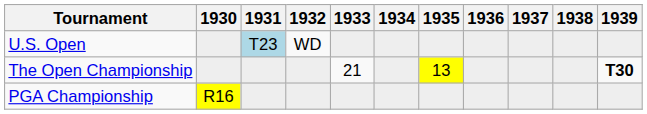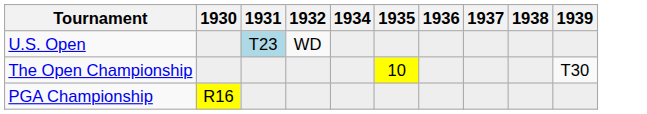- column: (352, 18)
(441, 70) 13 -> (397, 70) 10
(619, 70) bold -> (575, 70) normal
